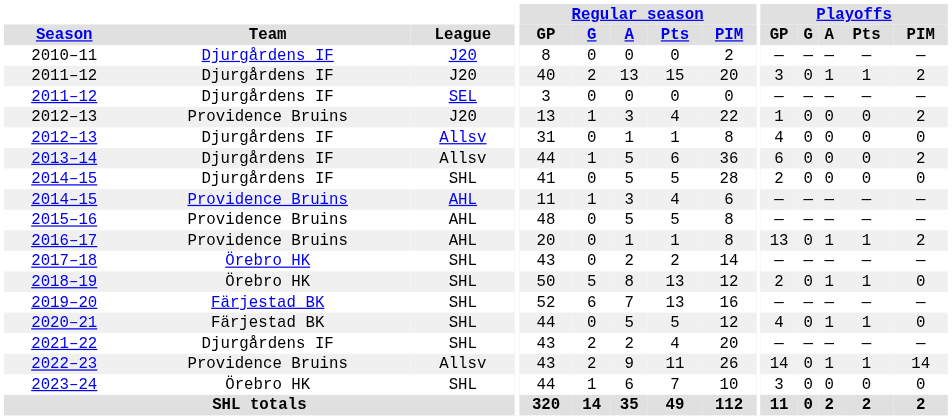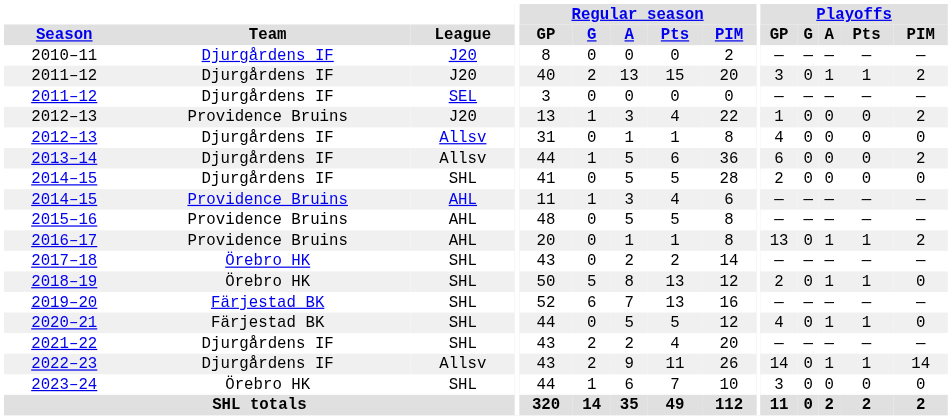(268, 364) Providence Bruins -> (268, 364) Djurgårdens IF
